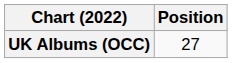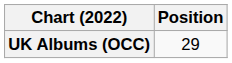(191, 44) 27 -> (191, 44) 29
